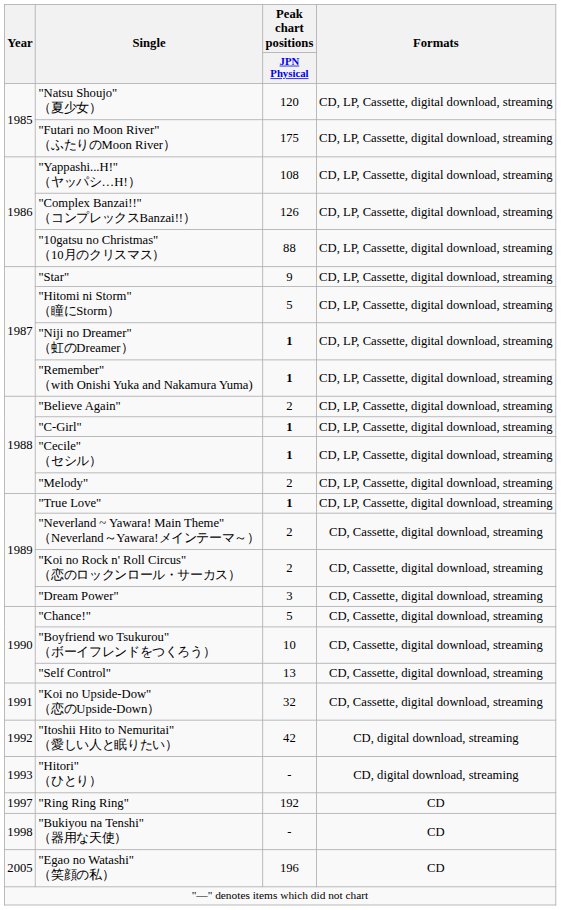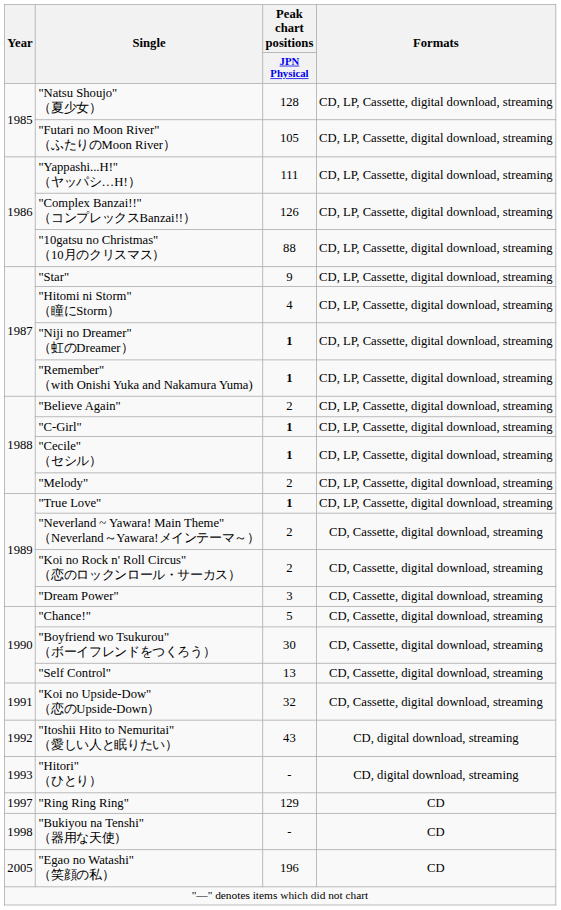(289, 101) 120 -> (289, 101) 128
(289, 138) 175 -> (289, 138) 105
(289, 174) 108 -> (289, 174) 111
(289, 304) 5 -> (289, 304) 4
(289, 644) 10 -> (289, 644) 30
(289, 738) 42 -> (289, 738) 43
(289, 803) 192 -> (289, 803) 129
